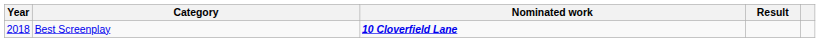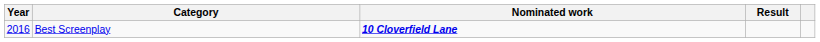(18, 29) 2018 -> (18, 29) 2016
